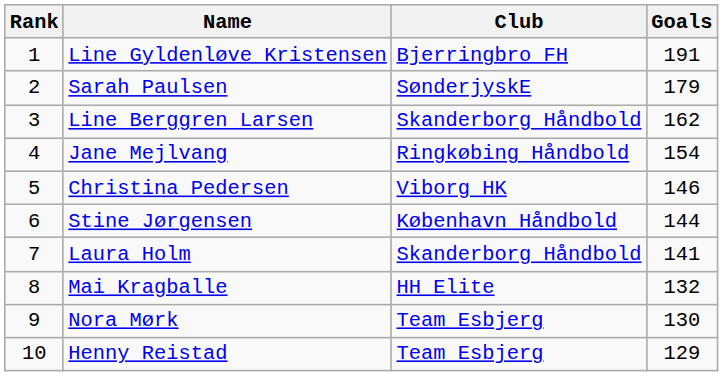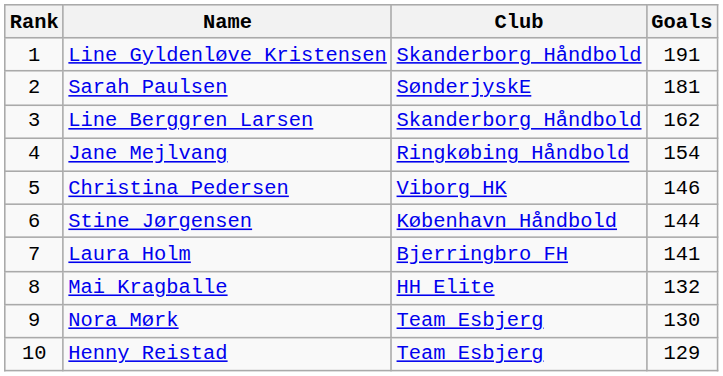(482, 55) Bjerringbro FH -> (519, 55) Skanderborg Håndbold
(682, 88) 179 -> (682, 88) 181
(519, 254) Skanderborg Håndbold -> (482, 254) Bjerringbro FH
